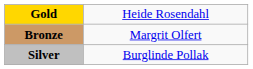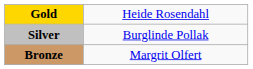rows swapped: (44, 54) <-> (44, 34)
